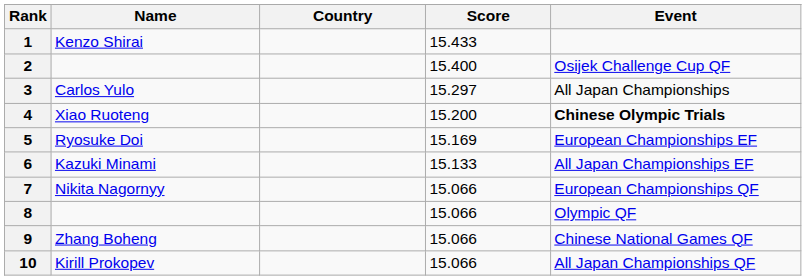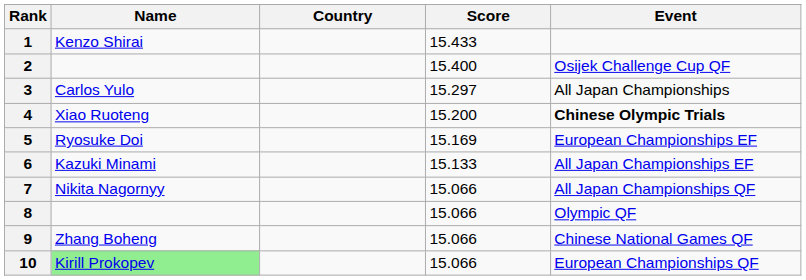(657, 189) European Championships QF -> (655, 189) All Japan Championships QF
(105, 262) no background -> (105, 262) lightgreen background
(655, 262) All Japan Championships QF -> (657, 262) European Championships QF
